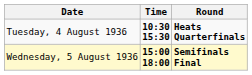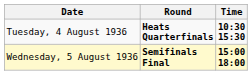columns swapped: (156, 12) <-> (210, 12)
